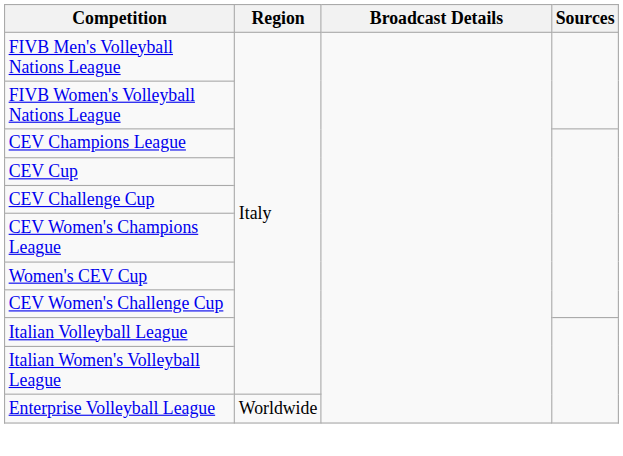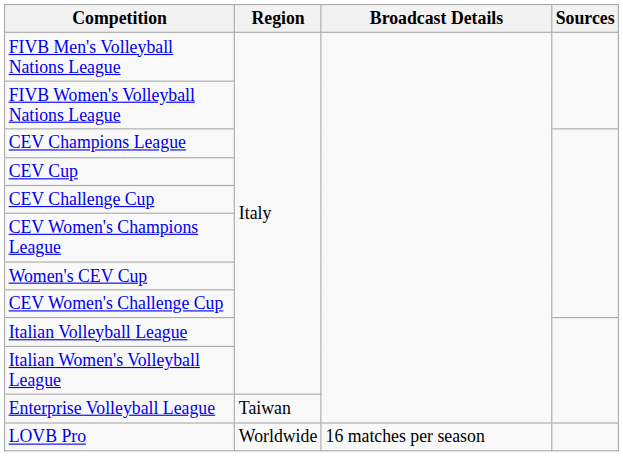(278, 408) Worldwide -> (265, 408) Taiwan
+ row: (47, 436)
